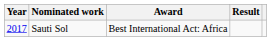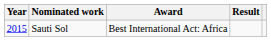(17, 28) 2017 -> (17, 28) 2015
